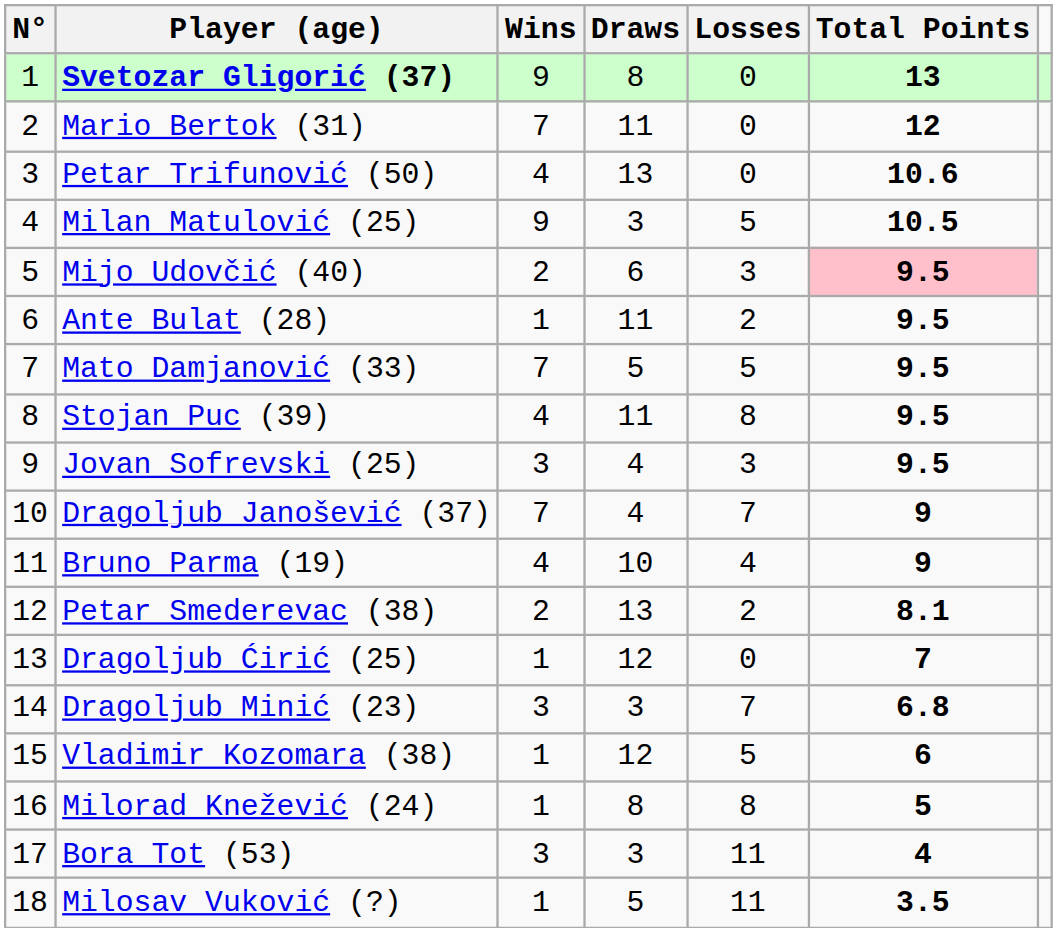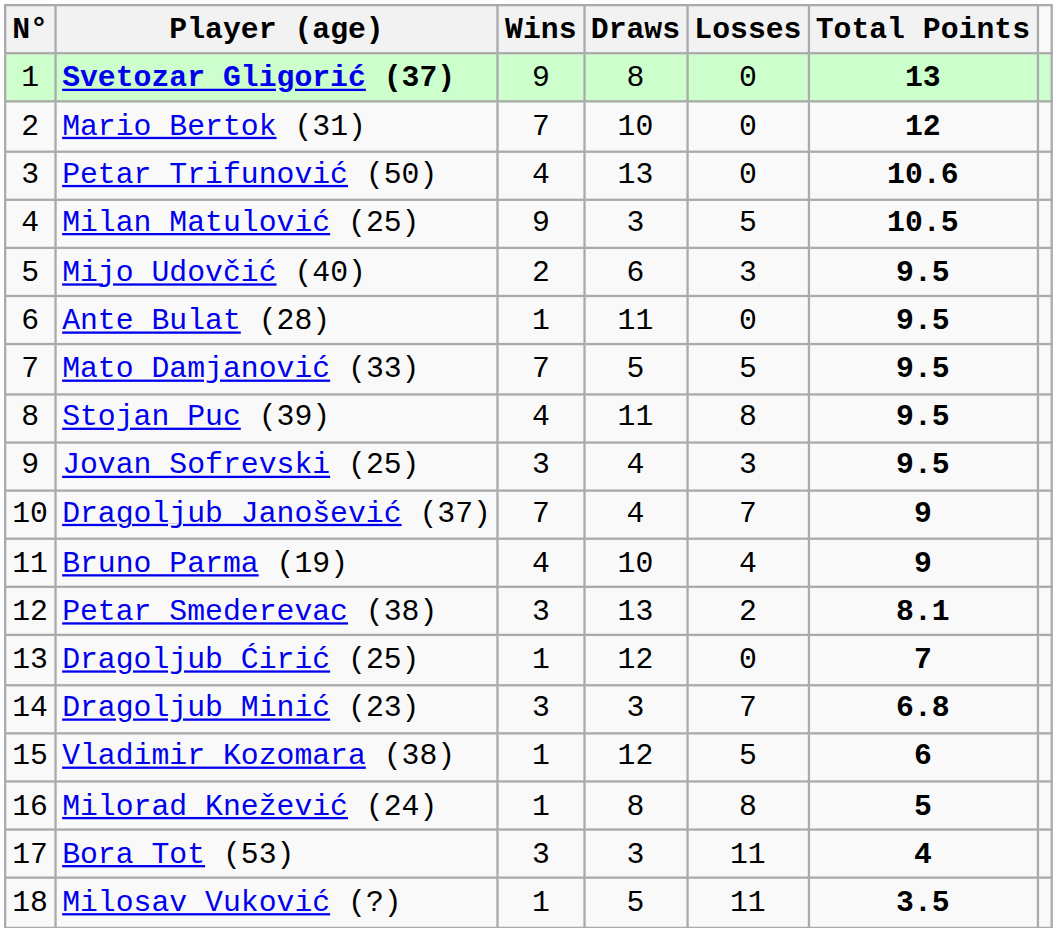(635, 126) 11 -> (635, 126) 10
(923, 272) pink background -> (923, 272) no background
(748, 321) 2 -> (748, 321) 0
(541, 612) 2 -> (541, 612) 3
